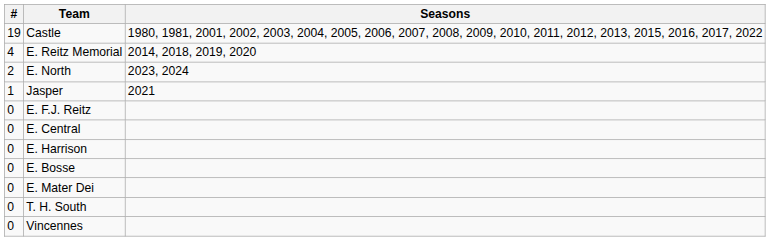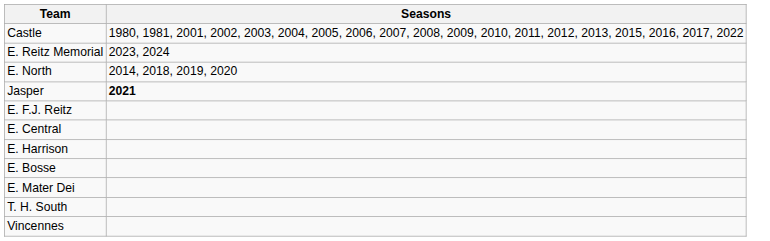- column: (14, 14)
(192, 52) 2014, 2018, 2019, 2020 -> (139, 52) 2023, 2024
(158, 71) 2023, 2024 -> (173, 71) 2014, 2018, 2019, 2020
(141, 91) normal -> (122, 91) bold
